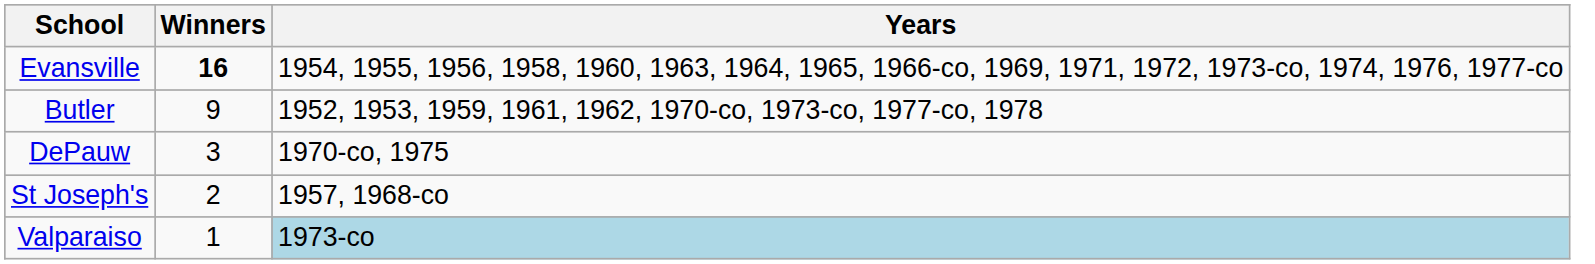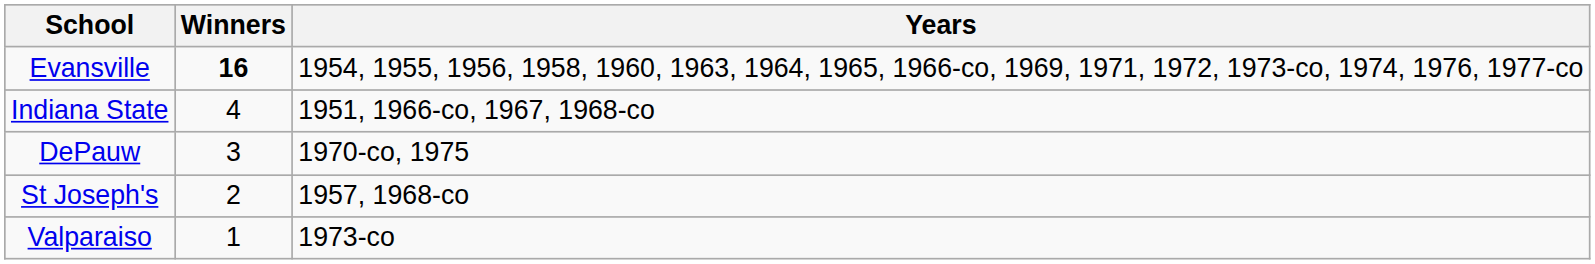- row: (80, 110)
+ row: (90, 110)
(326, 237) lightblue background -> (347, 237) no background
